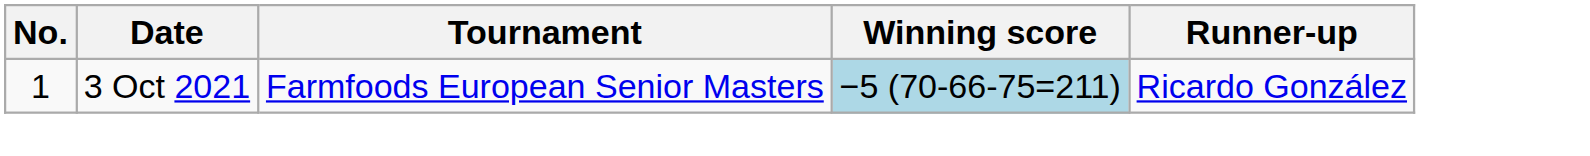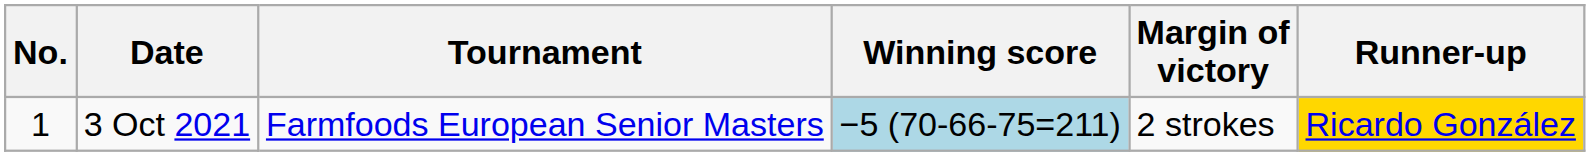+ column: (1213, 51)
(1272, 86) no background -> (1441, 124) gold background
